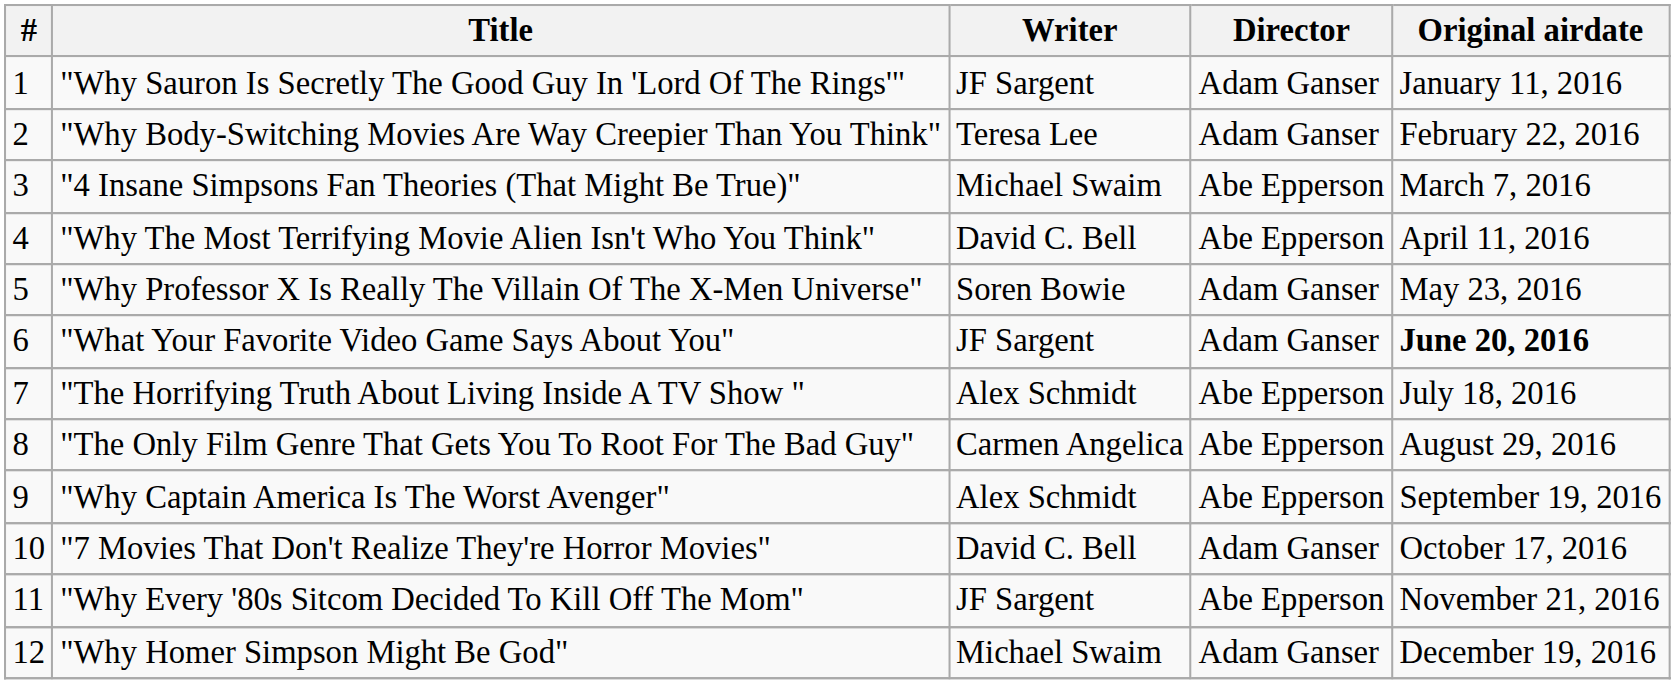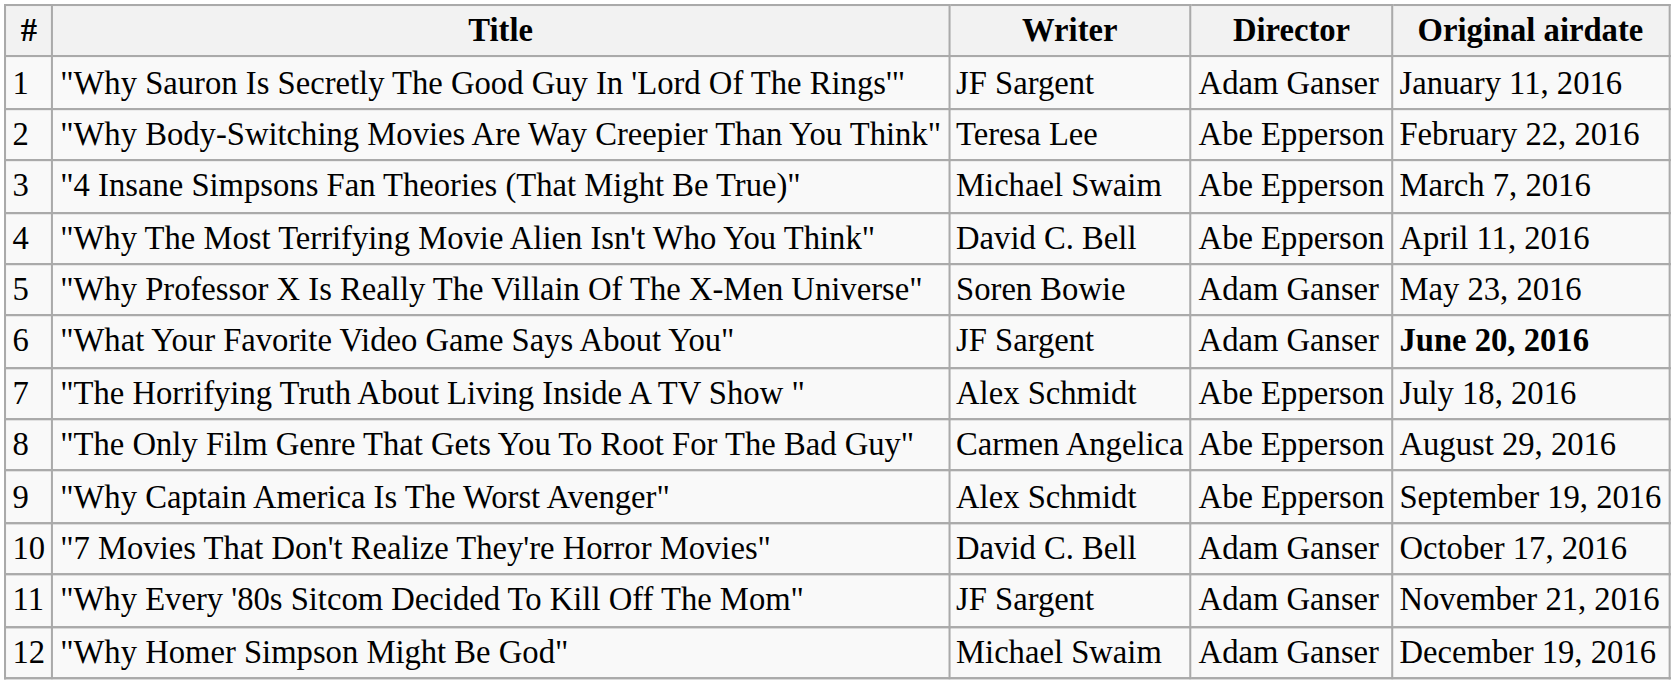(1289, 133) Adam Ganser -> (1291, 133) Abe Epperson
(1291, 599) Abe Epperson -> (1289, 599) Adam Ganser
